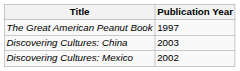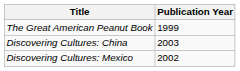(168, 27) 1997 -> (168, 27) 1999
